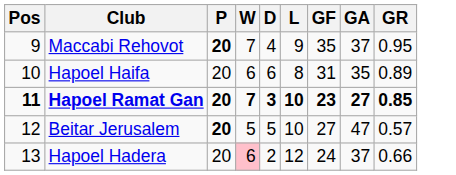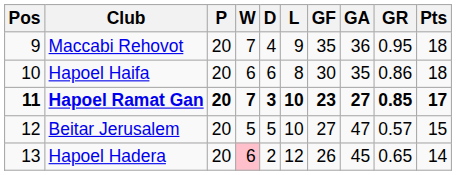+ column: (434, 18)
(221, 45) bold -> (221, 45) normal
(360, 45) 37 -> (360, 45) 36
(326, 73) 31 -> (326, 73) 30
(395, 73) 0.89 -> (395, 73) 0.86
(221, 128) bold -> (221, 128) normal
(326, 156) 24 -> (326, 156) 26
(360, 156) 37 -> (360, 156) 45
(395, 156) 0.66 -> (395, 156) 0.65
